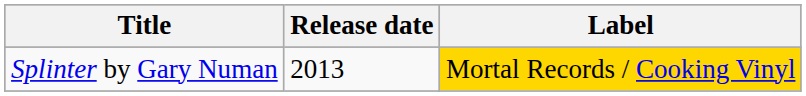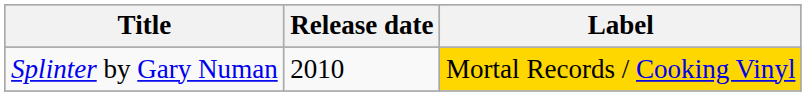(317, 68) 2013 -> (317, 68) 2010
